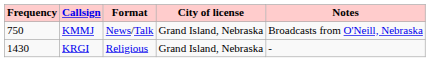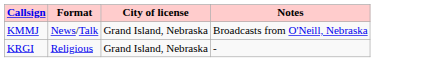- column: (32, 13)
